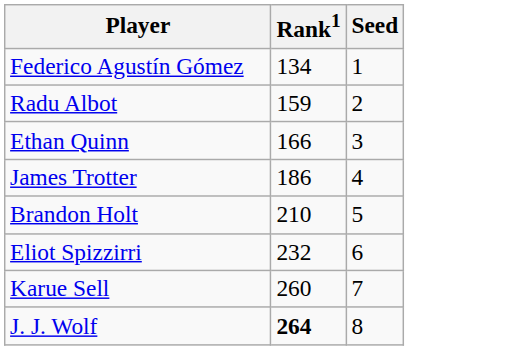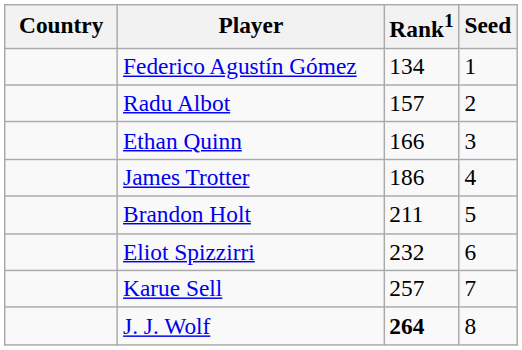+ column: (61, 26)
(294, 103) 159 -> (407, 103) 157
(294, 214) 210 -> (406, 214) 211
(294, 288) 260 -> (407, 288) 257
